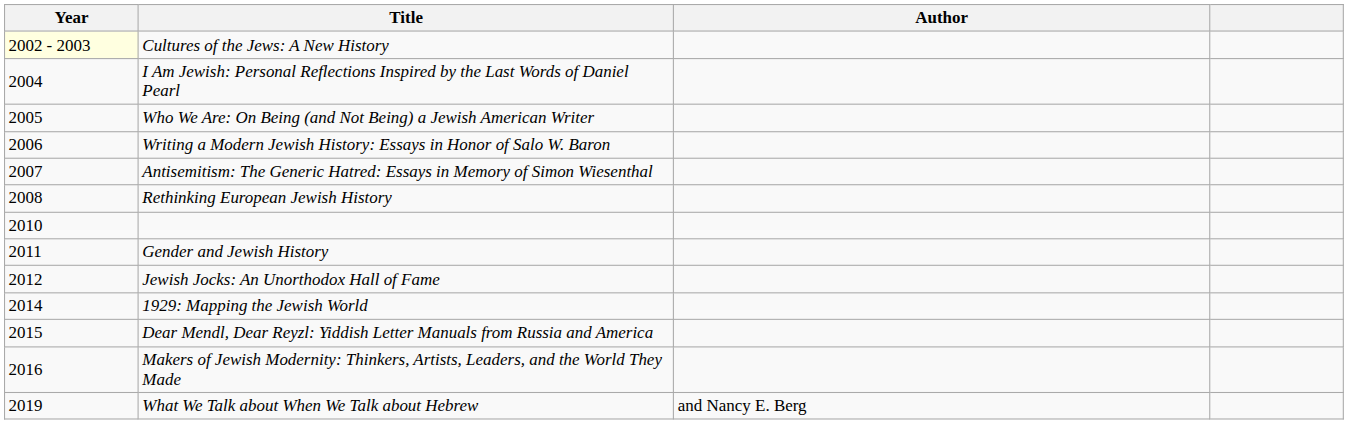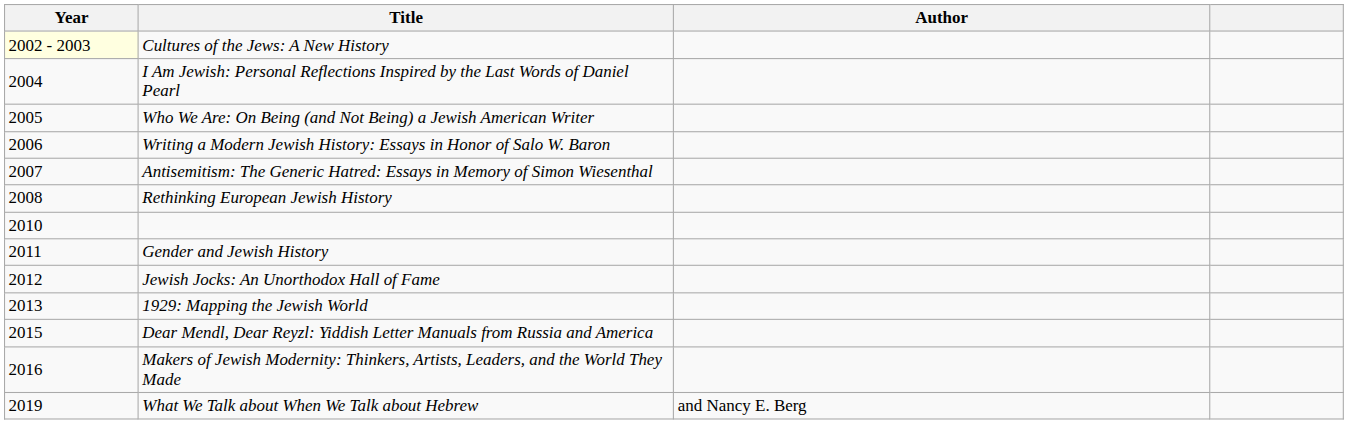(25, 306) 2014 -> (25, 306) 2013
